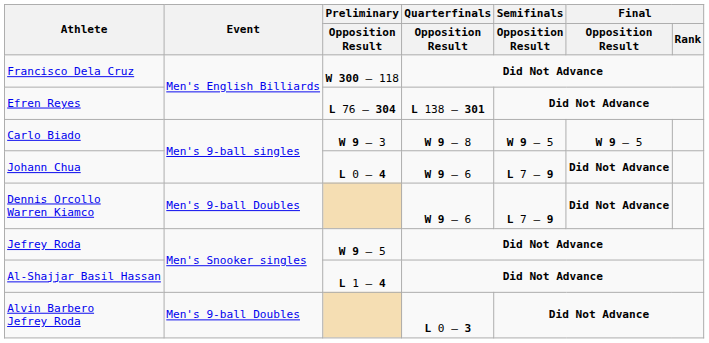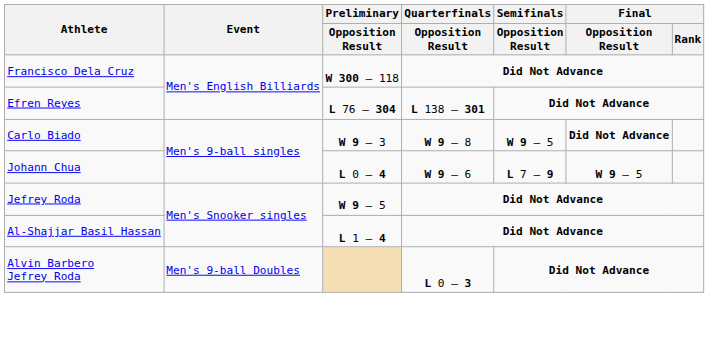(619, 141) W 9 – 5 -> (619, 135) Did Not Advance
(619, 167) Did Not Advance -> (619, 173) W 9 – 5
- row: (54, 205)
